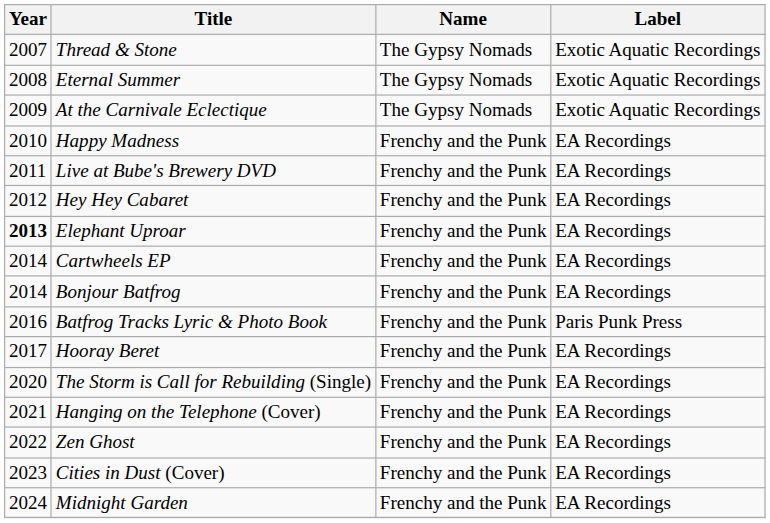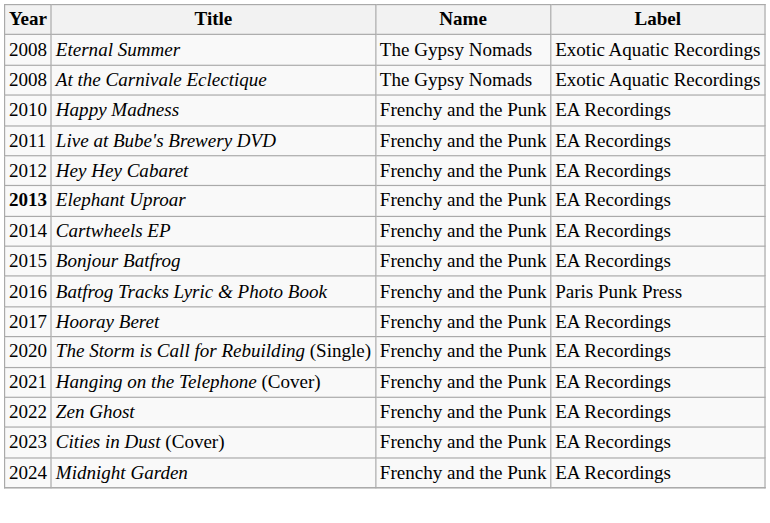- row: (116, 49)
(28, 110) 2009 -> (28, 79) 2008
(28, 291) 2014 -> (28, 261) 2015
